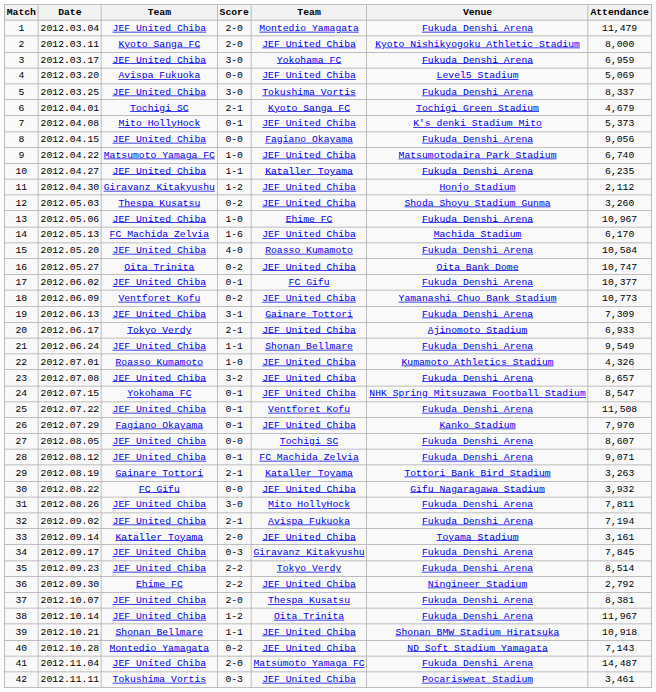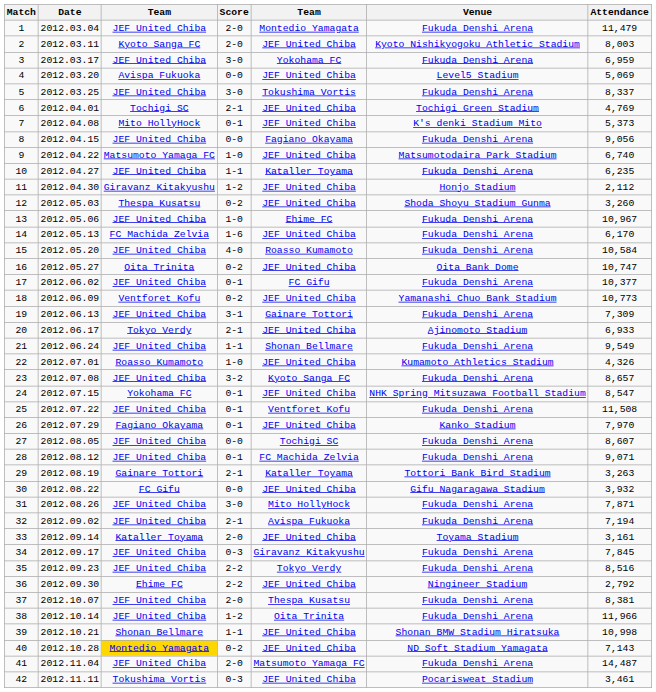(620, 44) 8,000 -> (620, 44) 8,003
(309, 108) Kyoto Sanga FC -> (309, 108) JEF United Chiba
(620, 108) 4,679 -> (620, 108) 4,769
(478, 235) Machida Stadium -> (478, 235) Fukuda Denshi Arena
(309, 378) JEF United Chiba -> (309, 378) Kyoto Sanga FC
(620, 505) 7,811 -> (620, 505) 7,871
(620, 568) 8,514 -> (620, 568) 8,516
(620, 616) 11,967 -> (620, 616) 11,966
(620, 632) 10,918 -> (620, 632) 10,998
(159, 648) no background -> (159, 648) gold background
